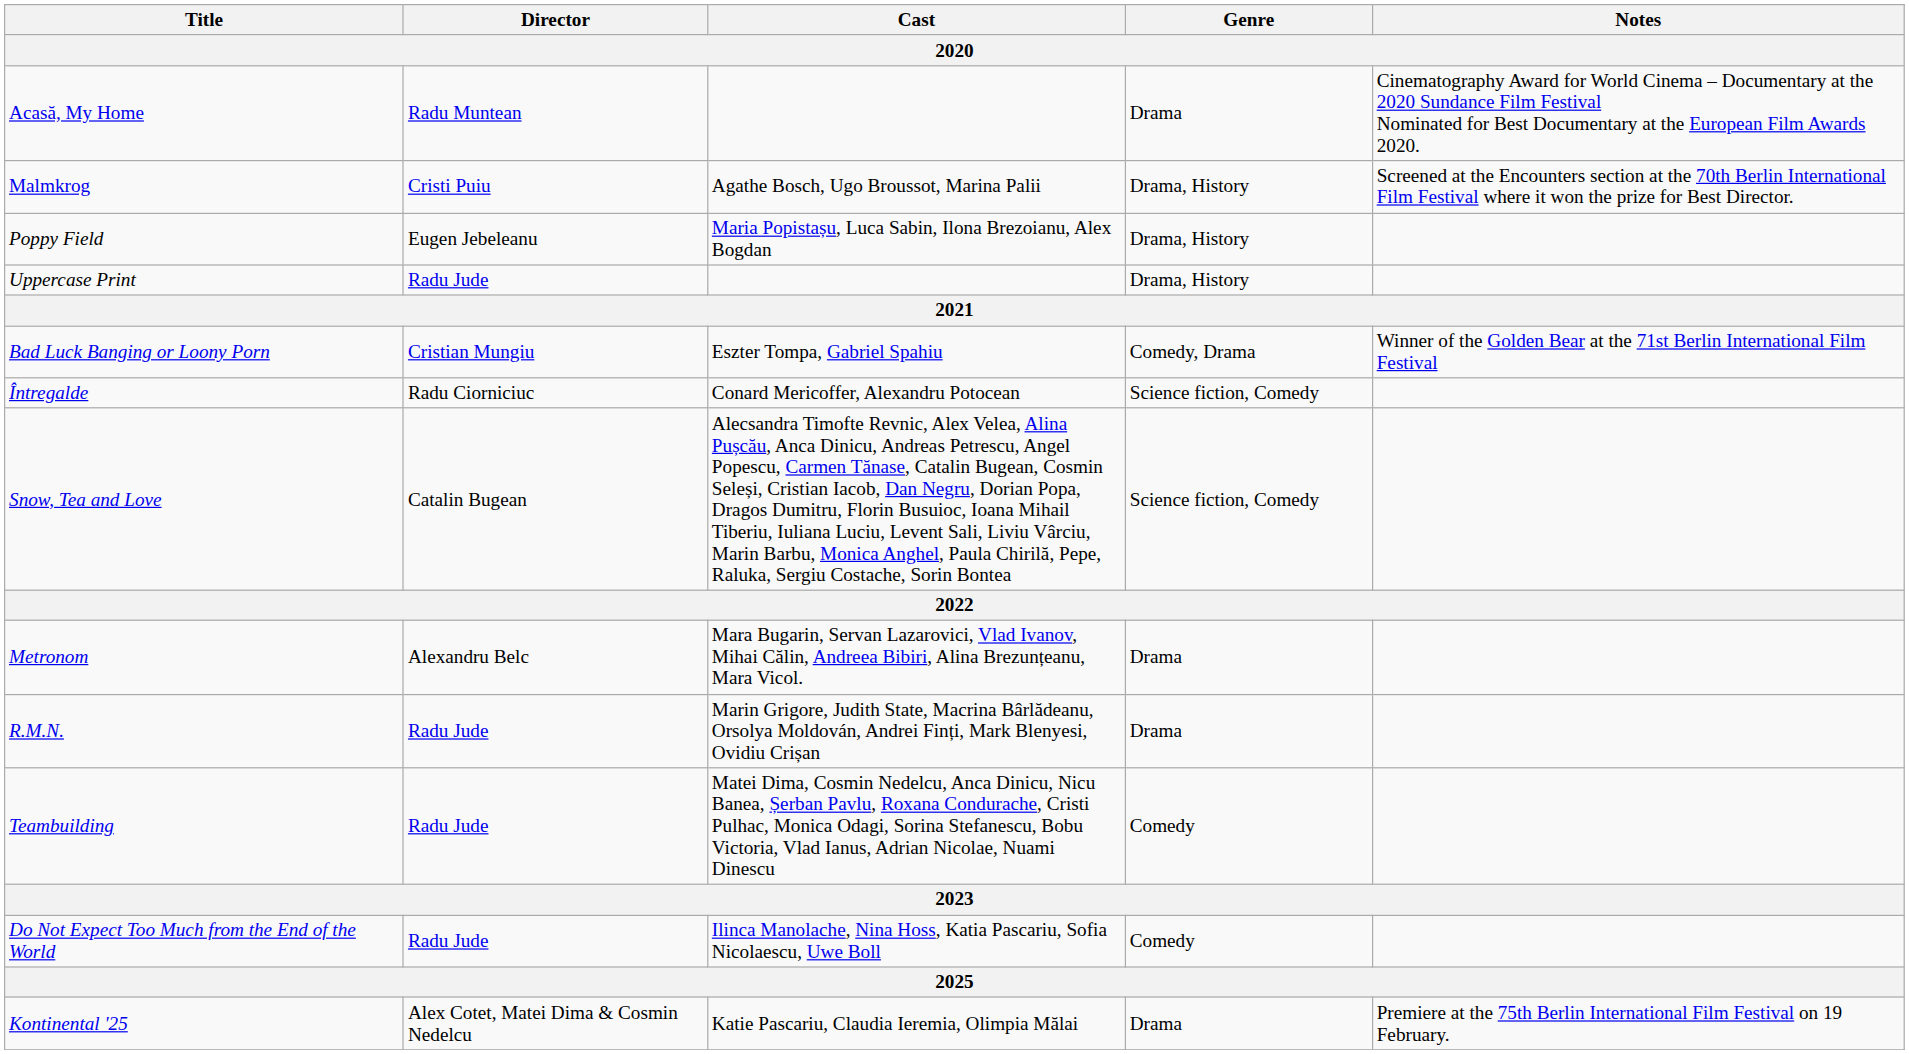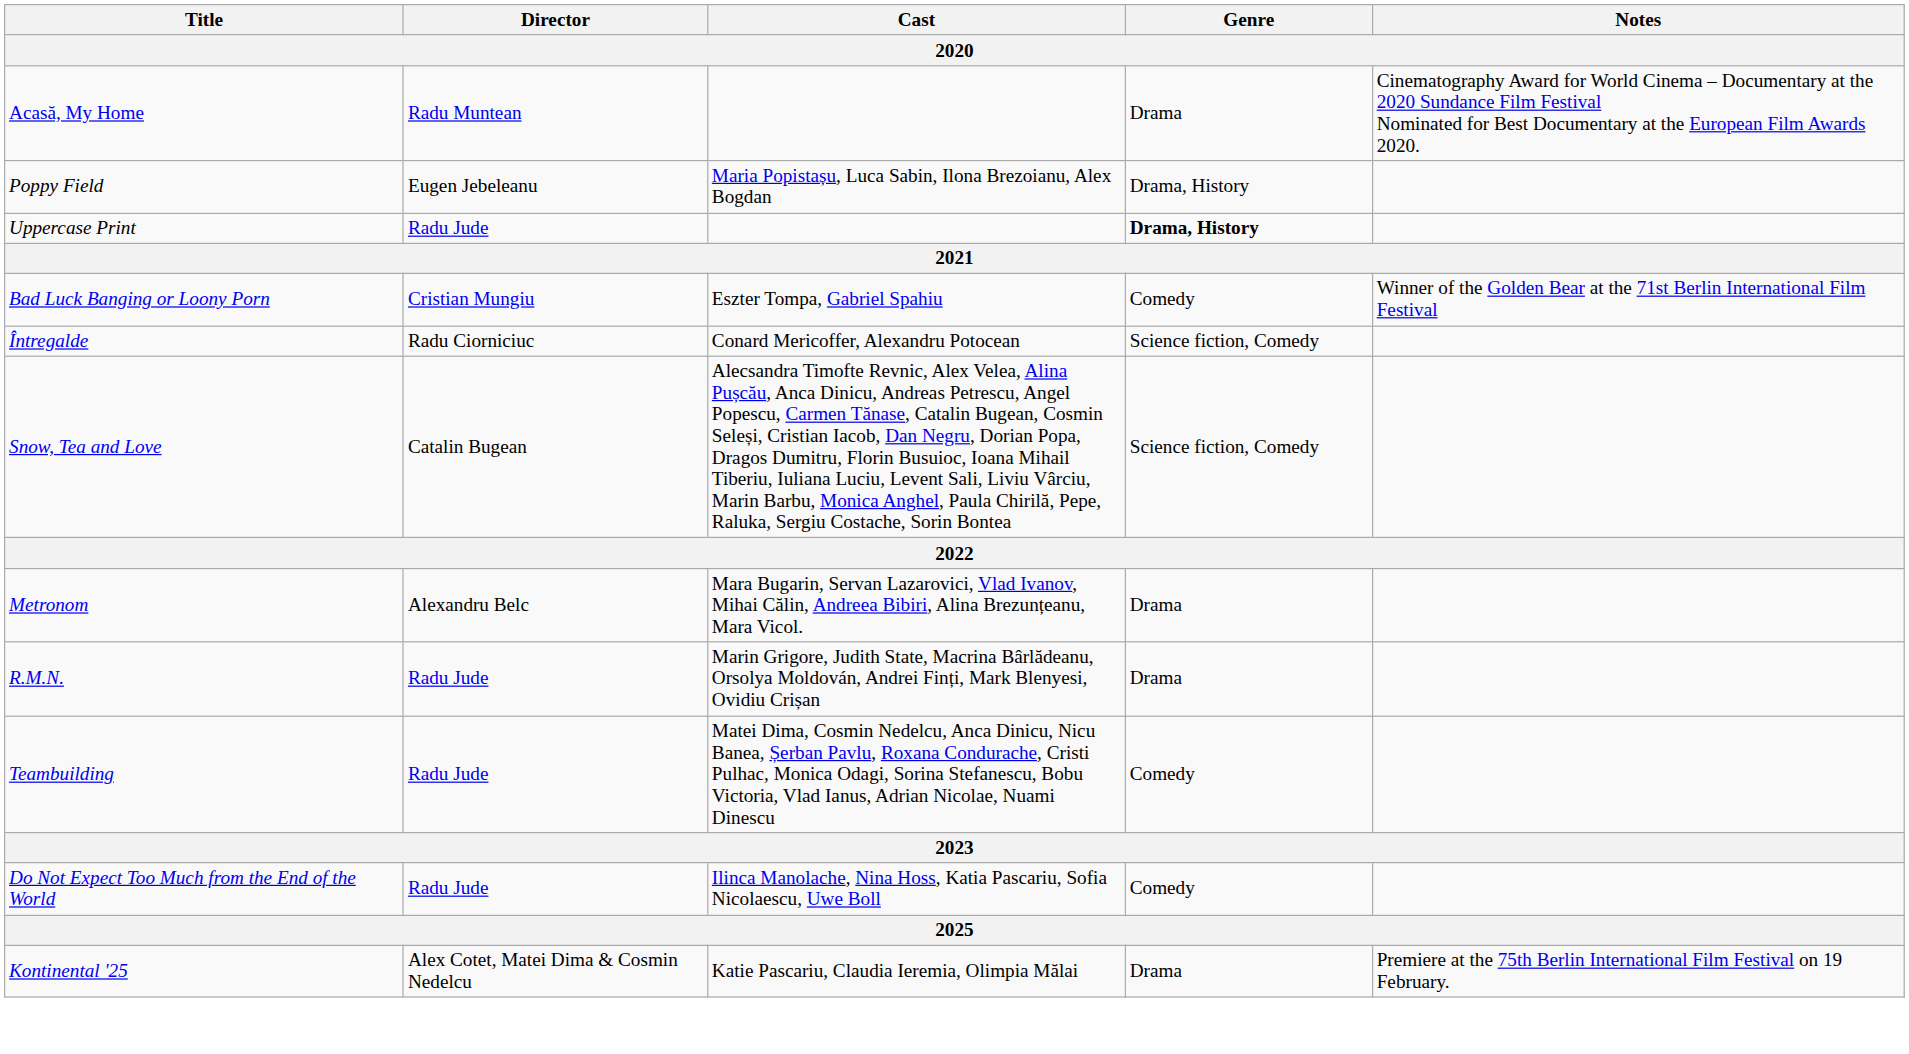- row: (50, 186)
(1189, 279) normal -> (1194, 227) bold
(1193, 351) Comedy, Drama -> (1162, 299) Comedy
